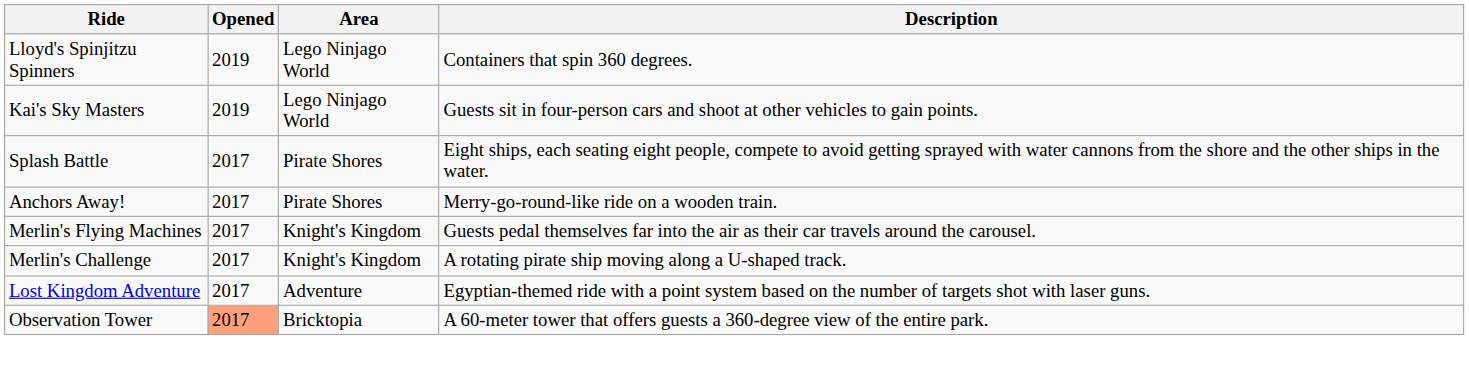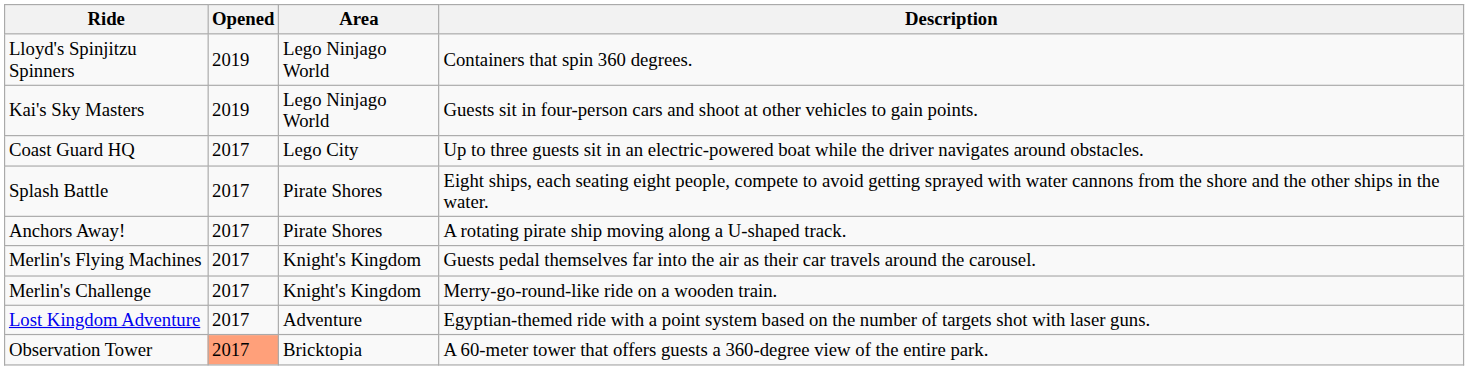+ row: (72, 150)
(610, 201) Merry-go-round-like ride on a wooden train. -> (645, 230) A rotating pirate ship moving along a U-shaped track.
(645, 260) A rotating pirate ship moving along a U-shaped track. -> (610, 290) Merry-go-round-like ride on a wooden train.
